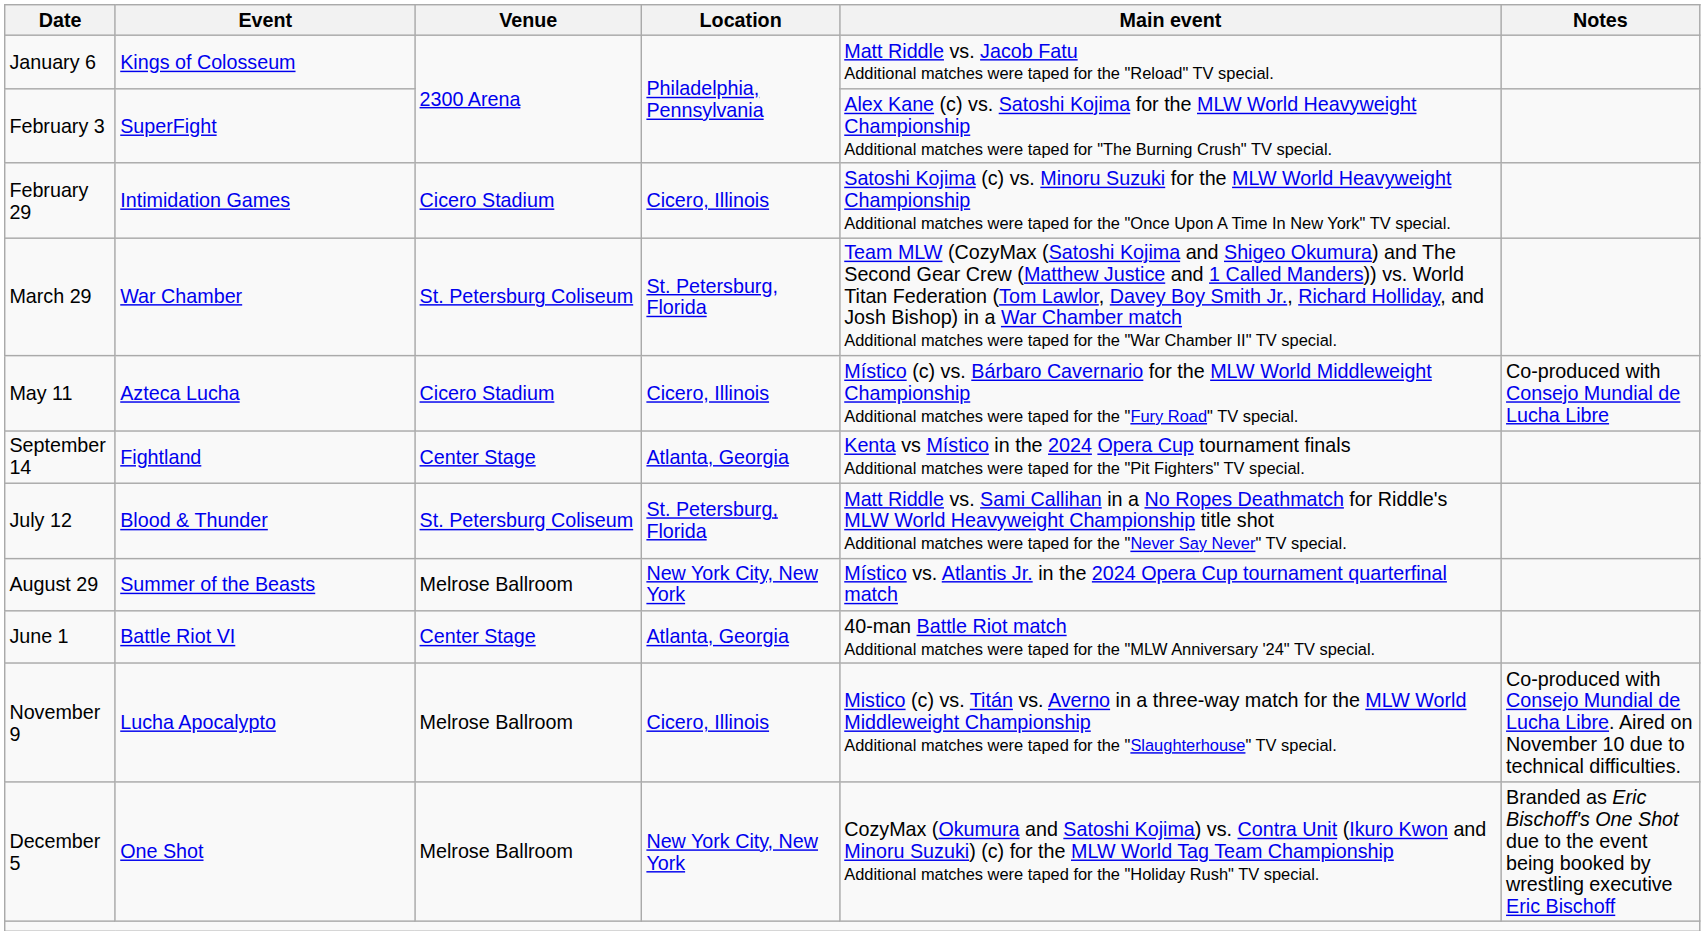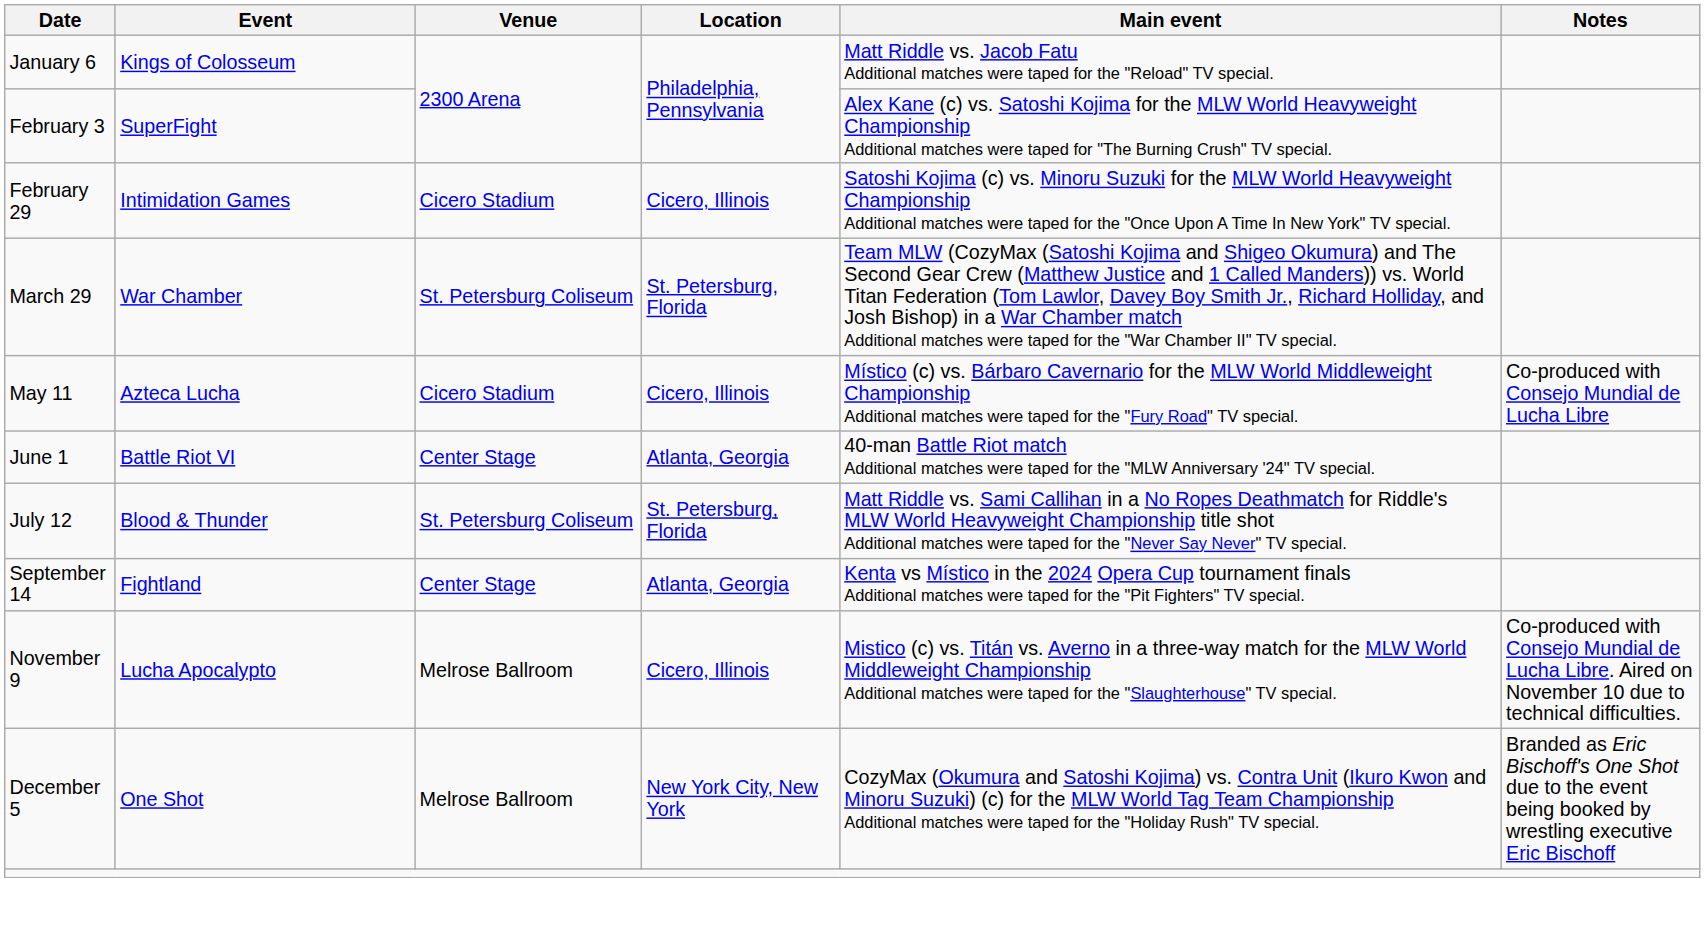rows swapped: (39, 637) <-> (58, 456)
- row: (54, 584)
